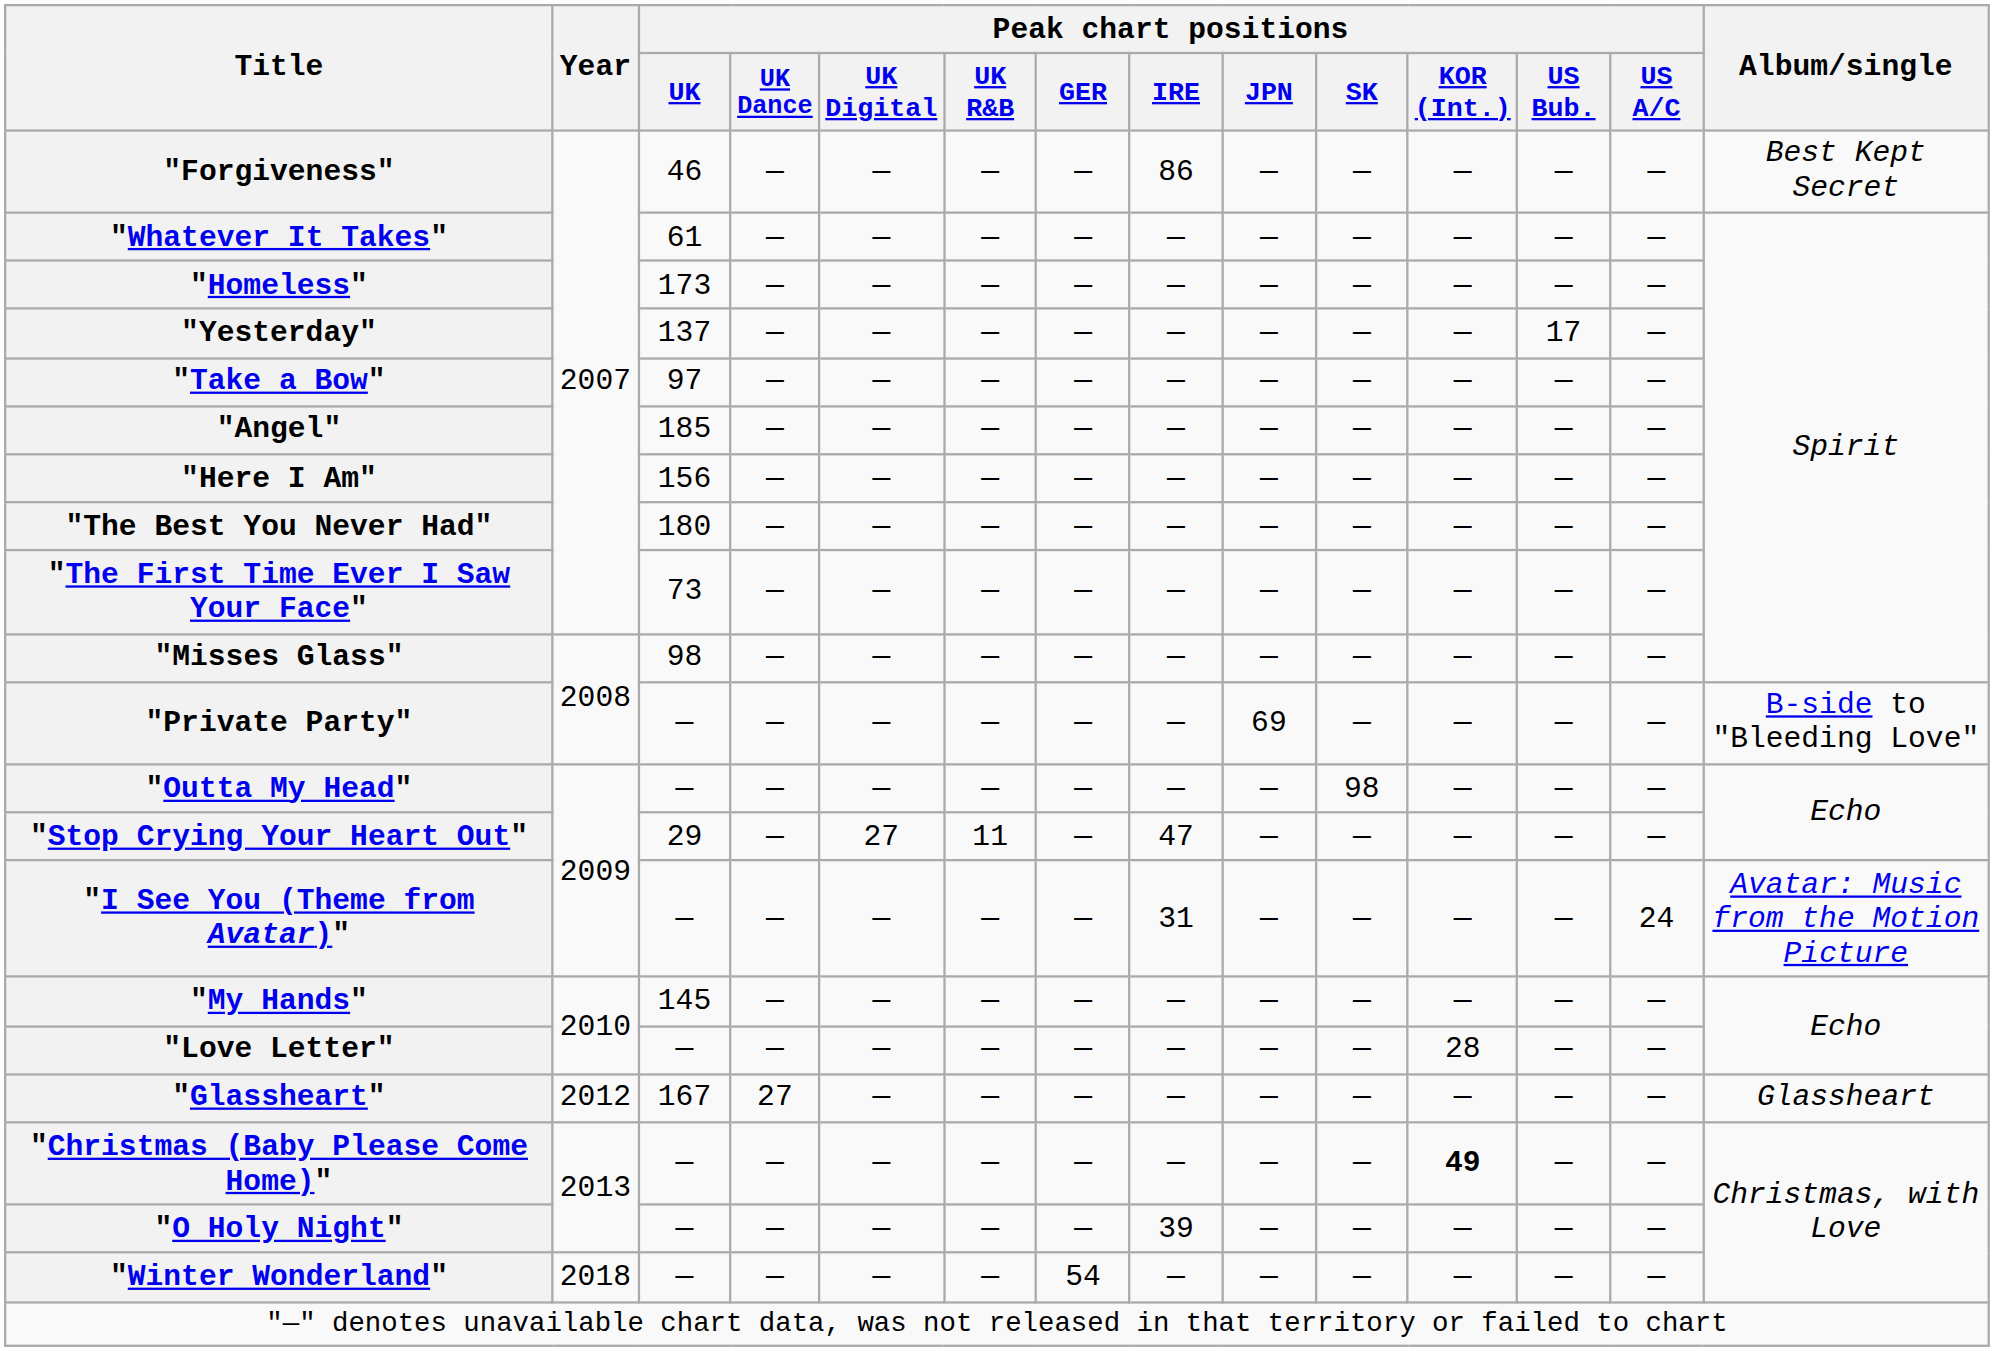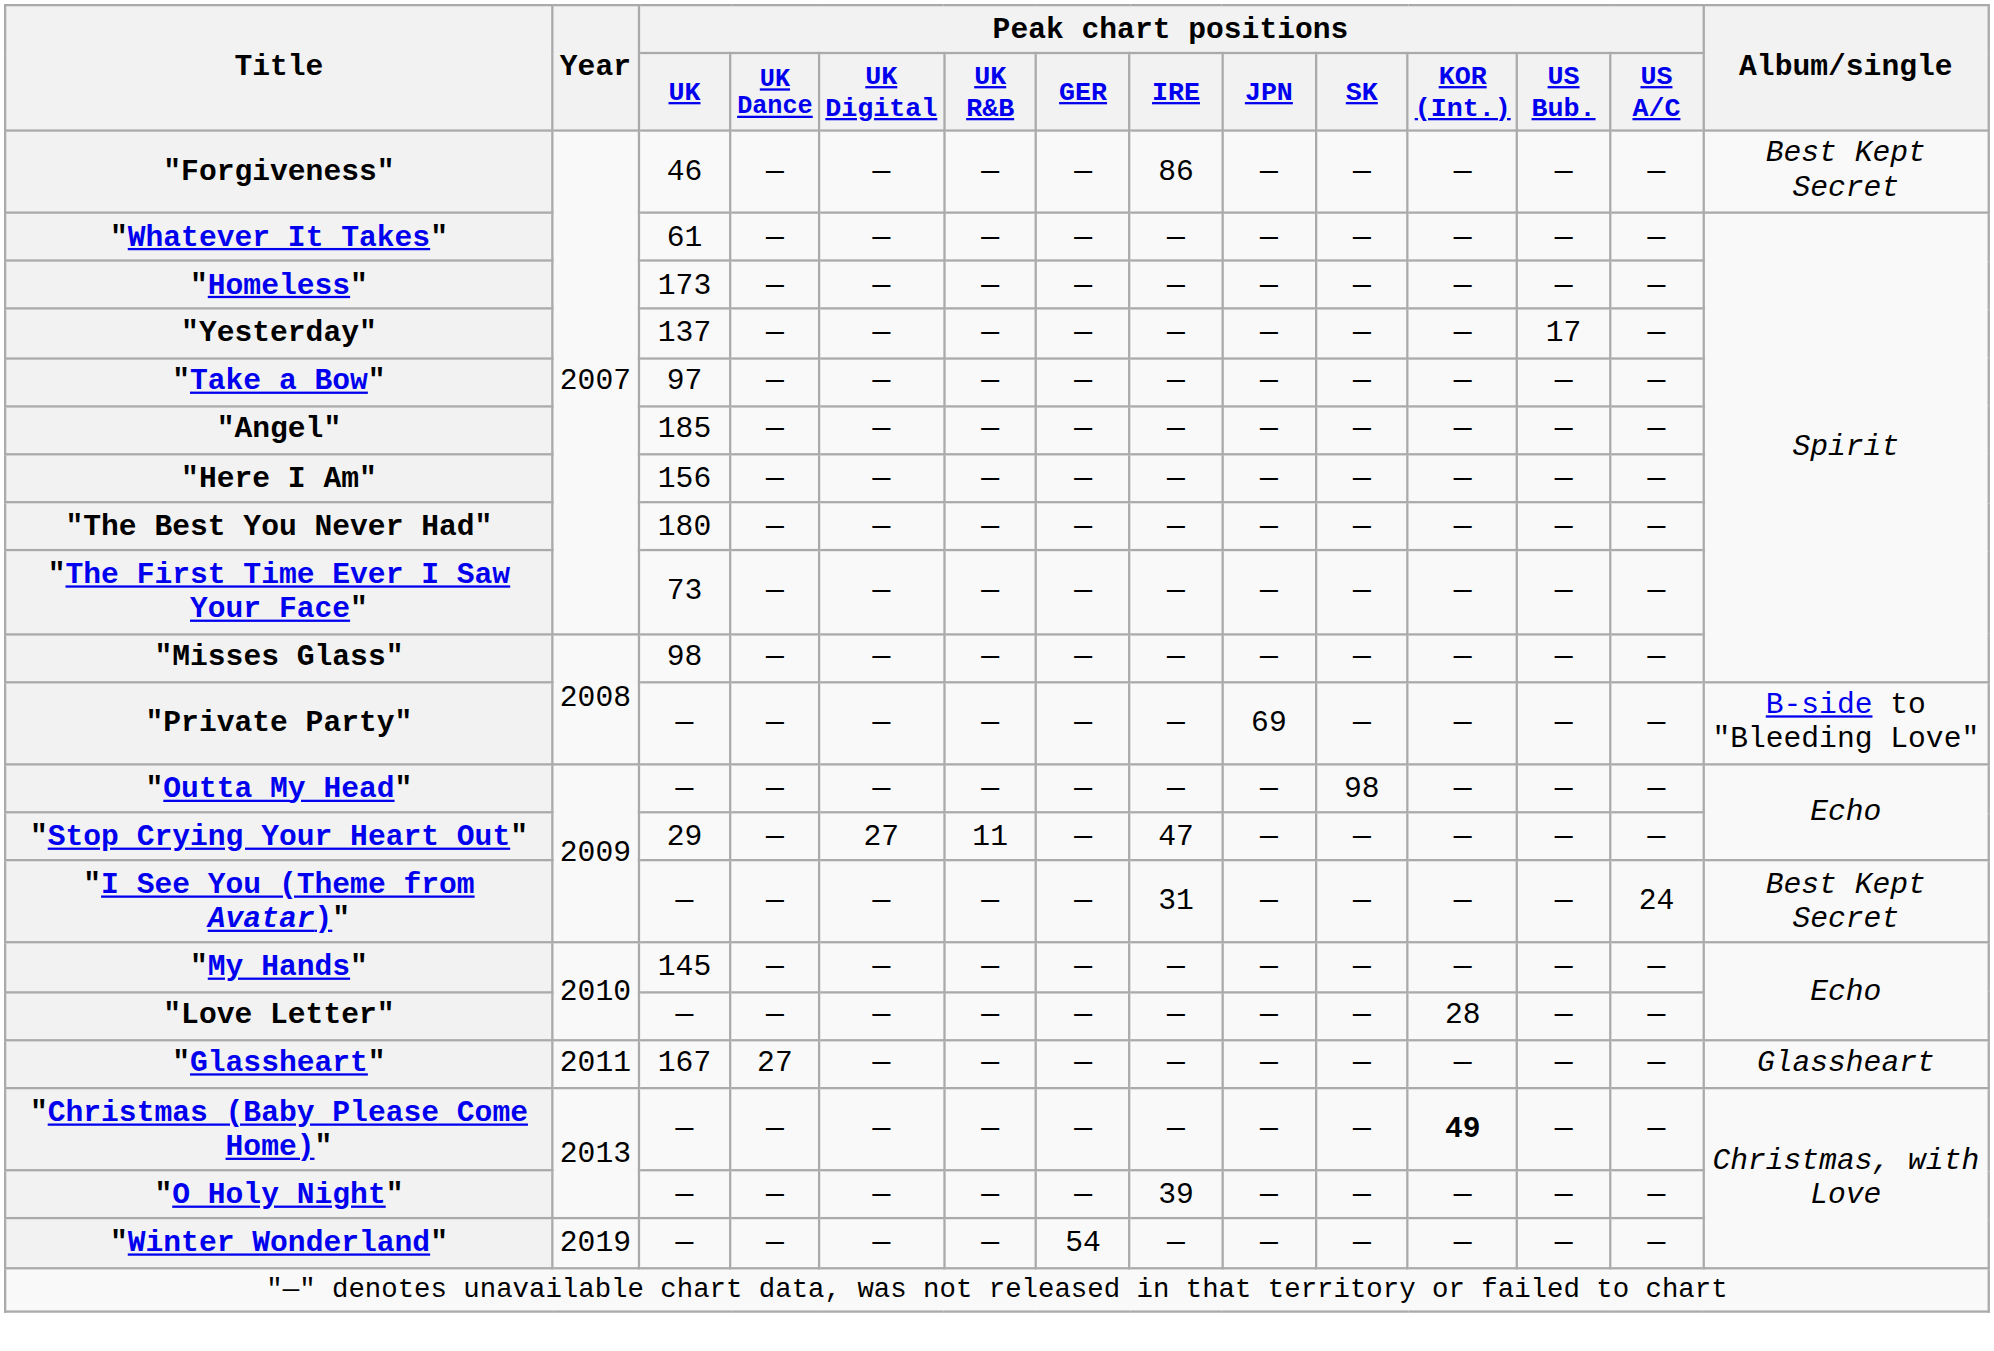(1846, 919) Avatar: Music from the Motion Picture -> (1846, 902) Best Kept Secret
(595, 1098) 2012 -> (595, 1064) 2011
(595, 1277) 2018 -> (595, 1243) 2019
